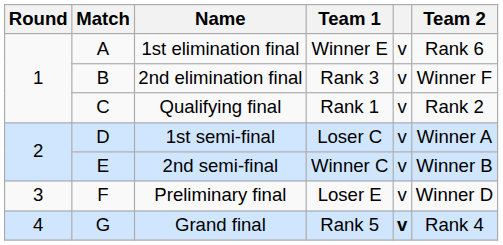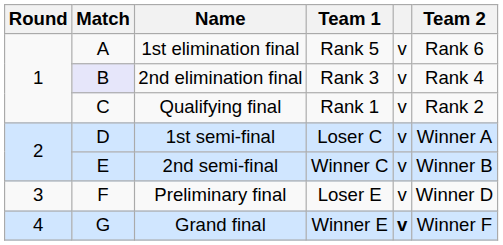(350, 48) Winner E -> (350, 48) Rank 5
(103, 78) no background -> (103, 78) lavender background
(454, 78) Winner F -> (454, 78) Rank 4
(350, 225) Rank 5 -> (350, 225) Winner E
(454, 225) Rank 4 -> (454, 225) Winner F
